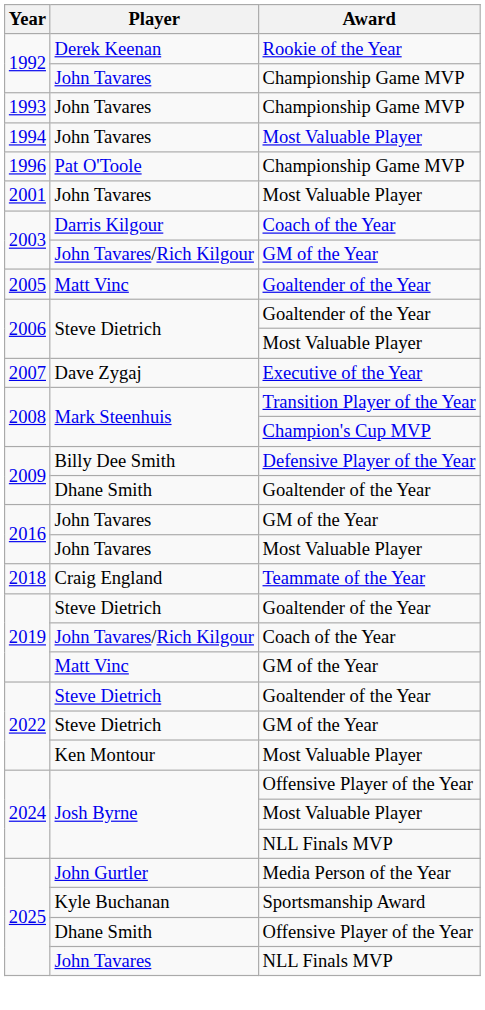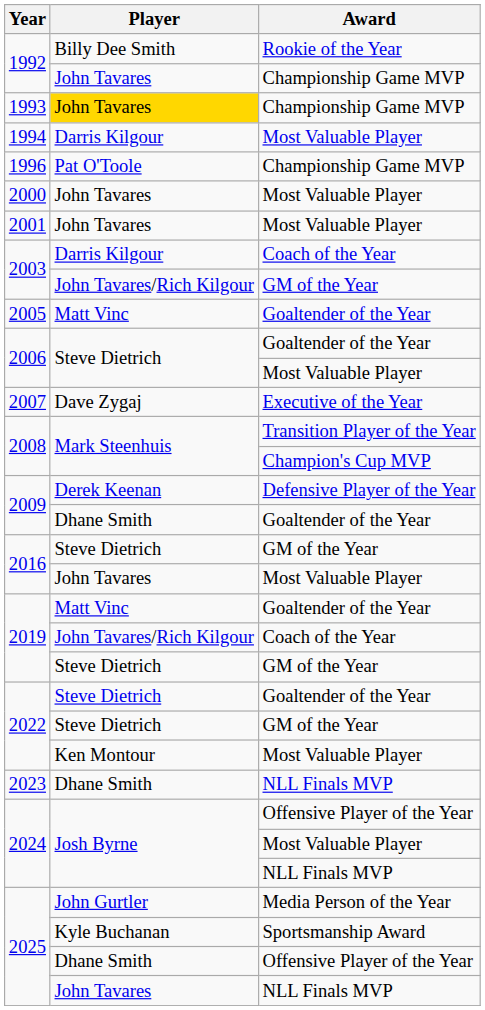(108, 48) Derek Keenan -> (115, 48) Billy Dee Smith
(103, 107) no background -> (103, 107) gold background
(103, 136) John Tavares -> (109, 136) Darris Kilgour
+ row: (27, 195)
(115, 460) Billy Dee Smith -> (108, 490) Derek Keenan
(103, 519) John Tavares -> (108, 549) Steve Dietrich
- row: (27, 578)
(108, 607) Steve Dietrich -> (92, 607) Matt Vinc
(92, 666) Matt Vinc -> (108, 666) Steve Dietrich
+ row: (27, 784)
